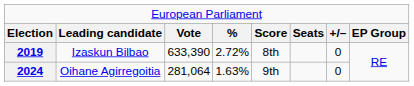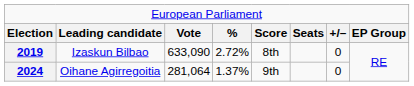(189, 51) 633,390 -> (189, 51) 633,090
(232, 71) 1.63% -> (232, 71) 1.37%
